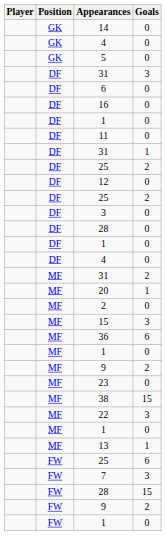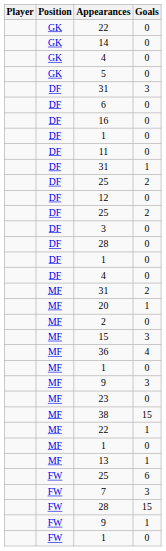+ row: (55, 27)
(147, 337) 6 -> (147, 352) 4
(147, 368) 2 -> (147, 383) 3
(147, 414) 3 -> (147, 430) 1
(147, 507) 2 -> (147, 523) 1
